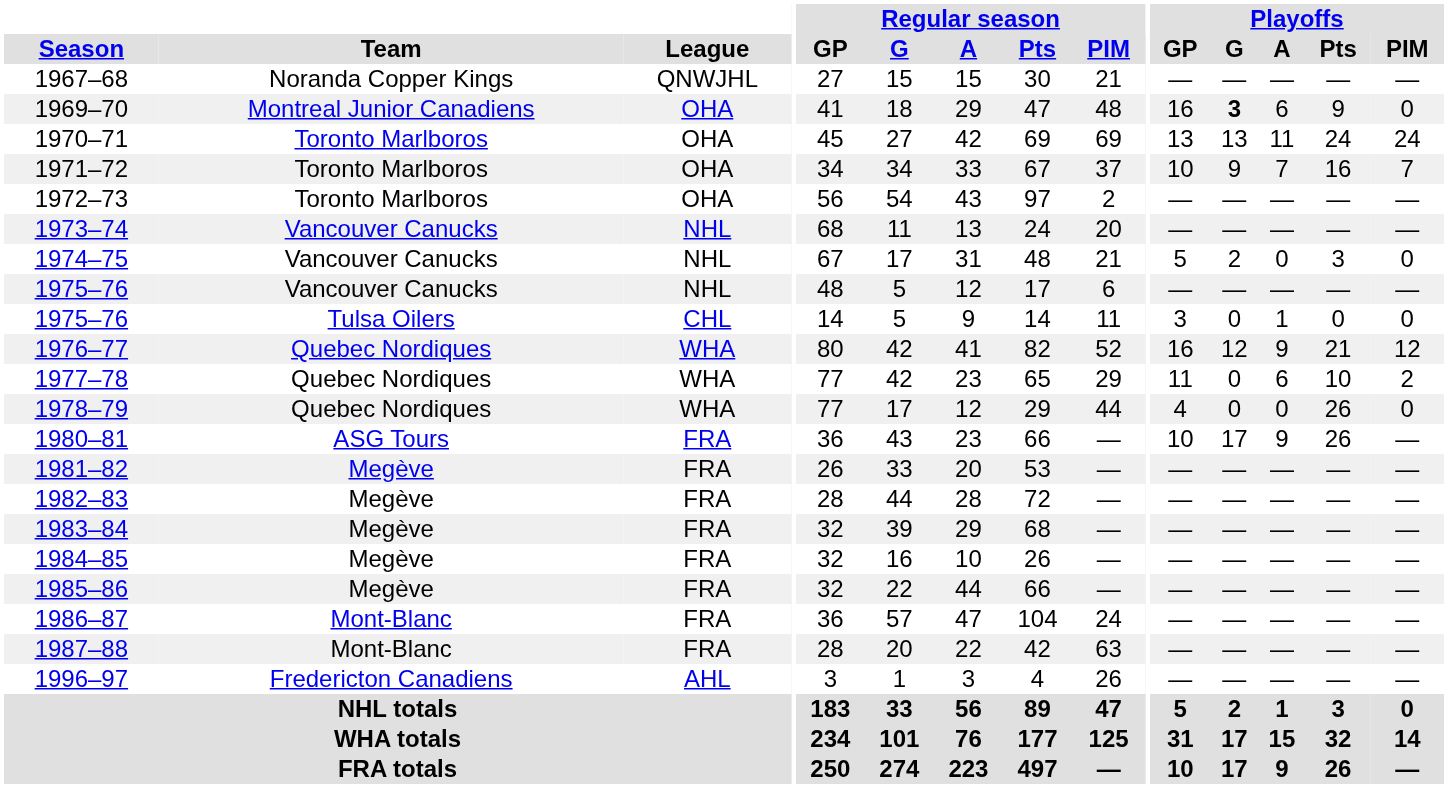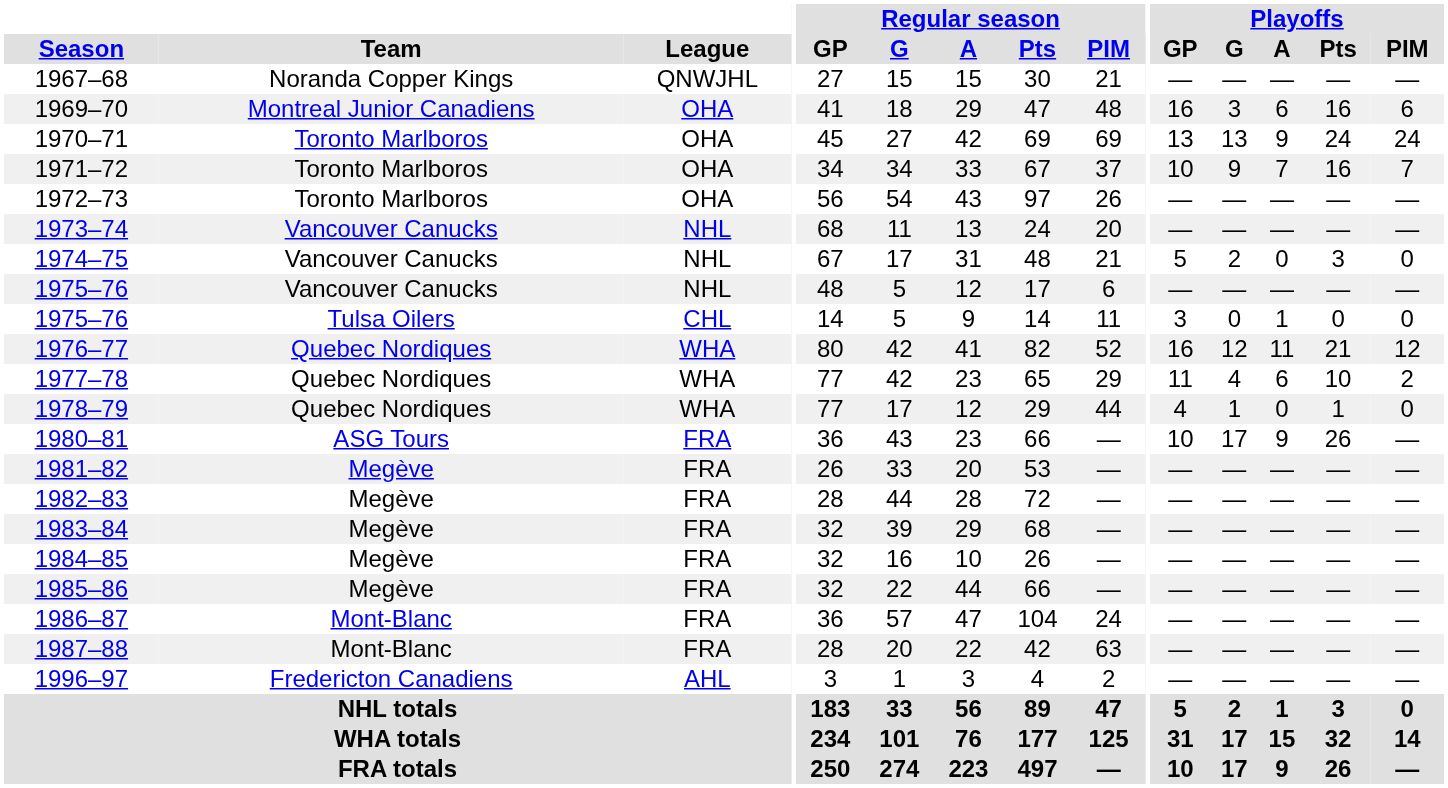(1234, 108) bold -> (1234, 108) normal
(1338, 108) 9 -> (1338, 108) 16
(1407, 108) 0 -> (1407, 108) 6
(1282, 138) 11 -> (1282, 138) 9
(1109, 198) 2 -> (1109, 198) 26
(1282, 348) 9 -> (1282, 348) 11
(1234, 378) 0 -> (1234, 378) 4
(1234, 408) 0 -> (1234, 408) 1
(1338, 408) 26 -> (1338, 408) 1
(1109, 678) 26 -> (1109, 678) 2
